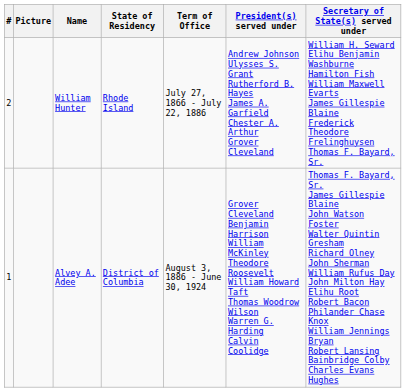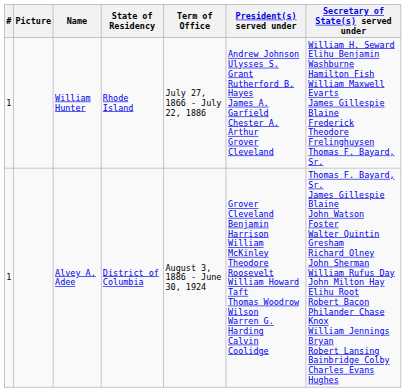(9, 103) 2 -> (9, 103) 1
